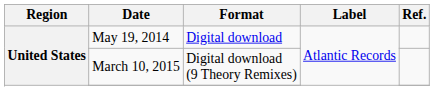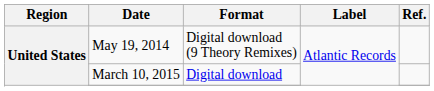(234, 37) Digital download -> (241, 44) Digital download (9 Theory Remixes)
(241, 66) Digital download (9 Theory Remixes) -> (234, 74) Digital download
